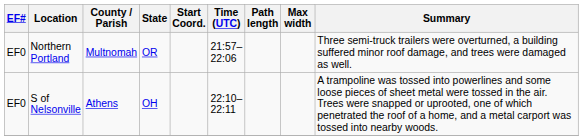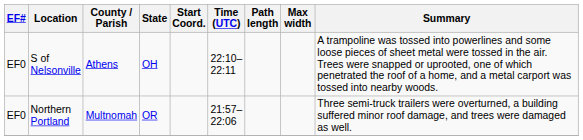rows swapped: (51, 52) <-> (56, 104)
